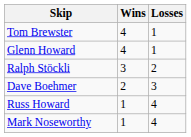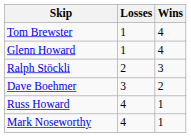columns swapped: (133, 13) <-> (167, 13)
